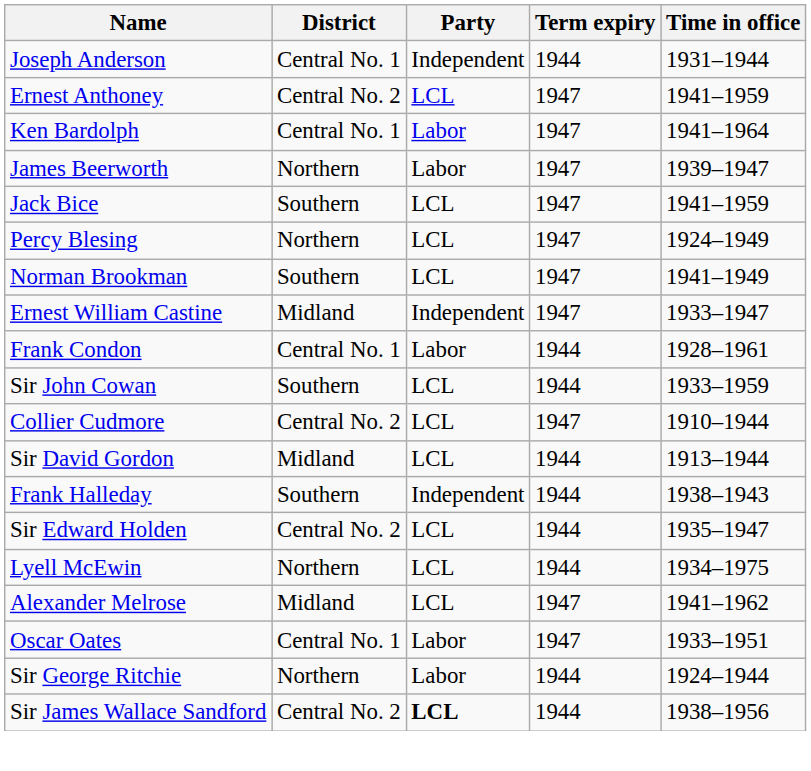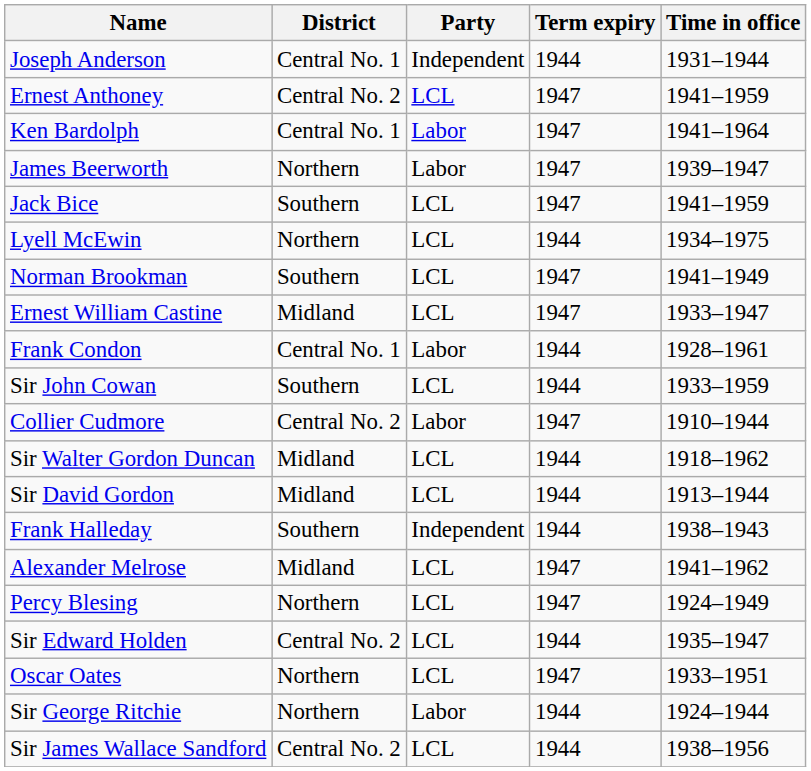rows swapped: (74, 240) <-> (76, 566)
(468, 312) Independent -> (433, 312) LCL
(433, 421) LCL -> (439, 421) Labor
+ row: (132, 458)
rows swapped: (98, 530) <-> (98, 603)
(339, 639) Central No. 1 -> (318, 675) Northern
(439, 639) Labor -> (433, 675) LCL
(435, 712) bold -> (433, 748) normal
